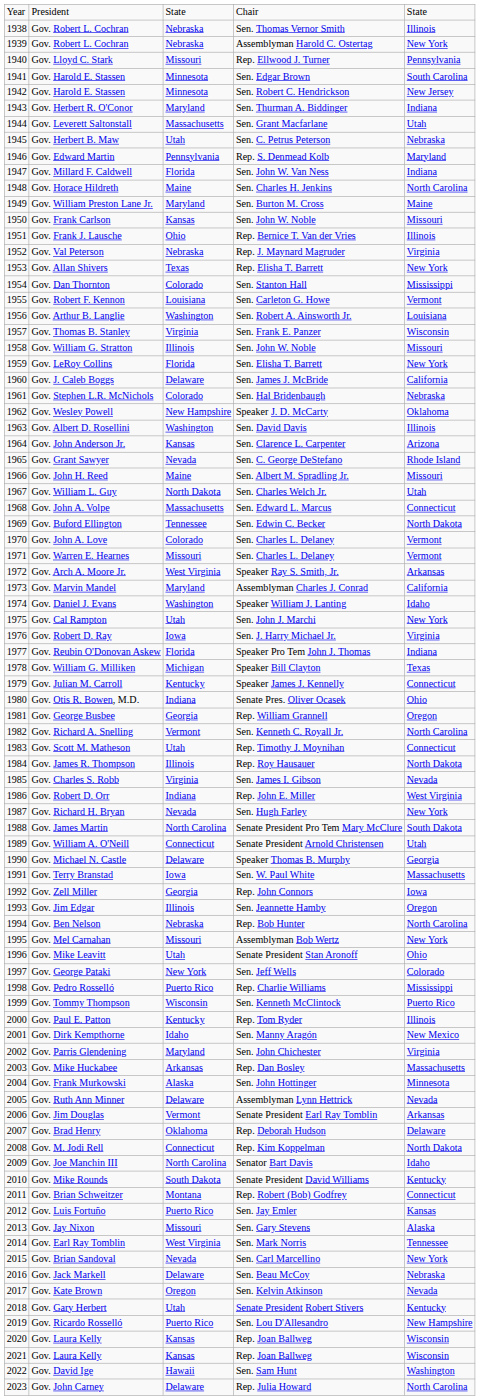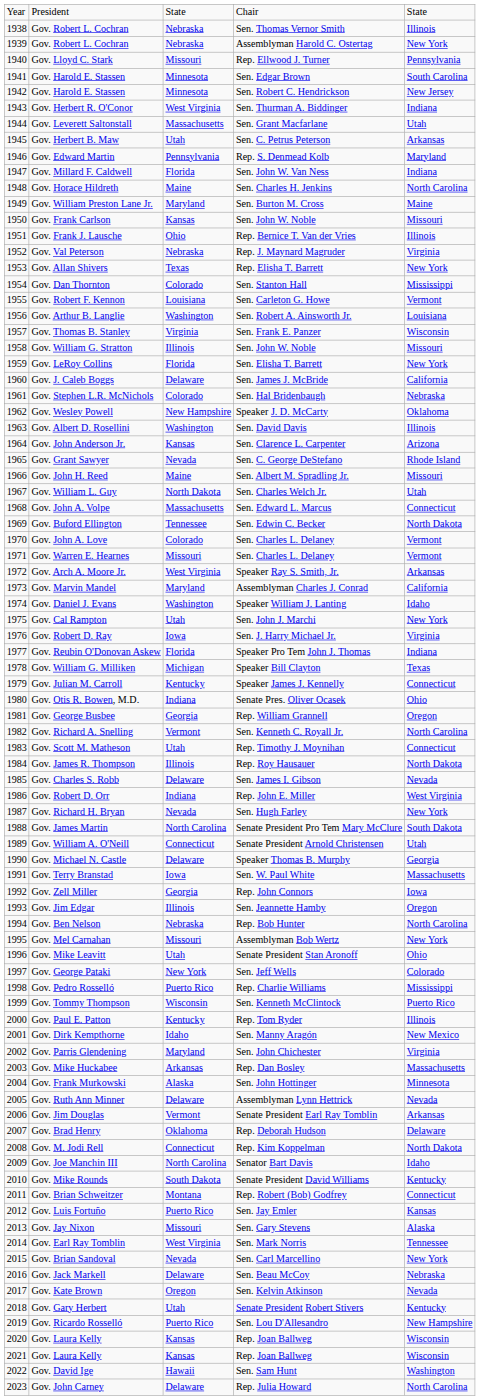(185, 108) Maryland -> (193, 108) West Virginia
(426, 140) Nebraska -> (426, 140) Arkansas
(182, 779) Virginia -> (185, 779) Delaware
